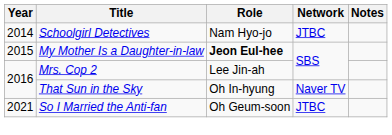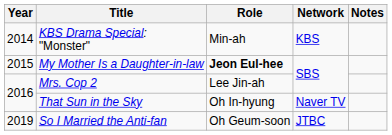- row: (94, 32)
+ row: (93, 39)
(20, 107) 2021 -> (20, 121) 2019
